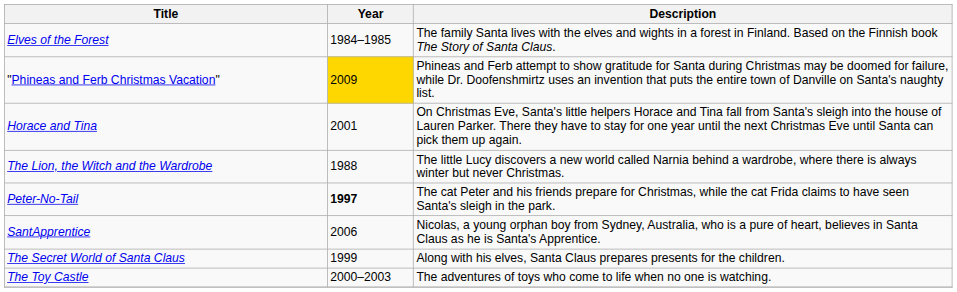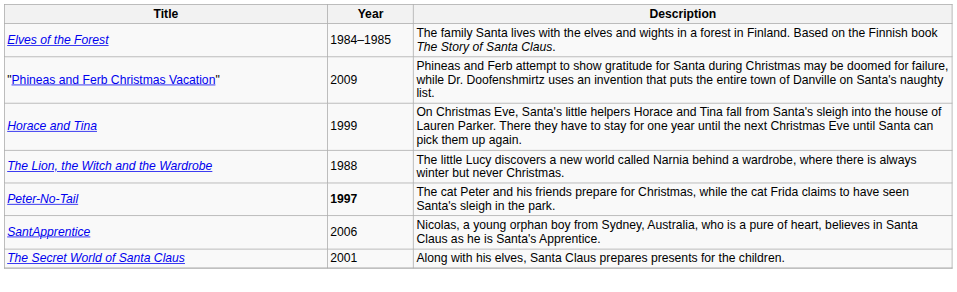(344, 80) gold background -> (344, 80) no background
(344, 126) 2001 -> (344, 126) 1999
(344, 258) 1999 -> (344, 258) 2001
- row: (48, 277)
